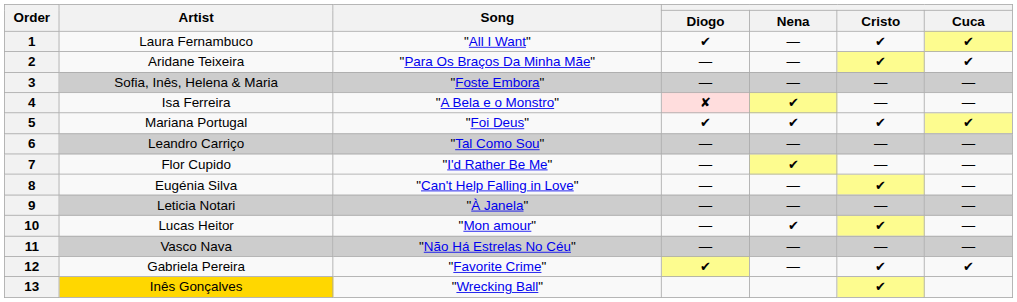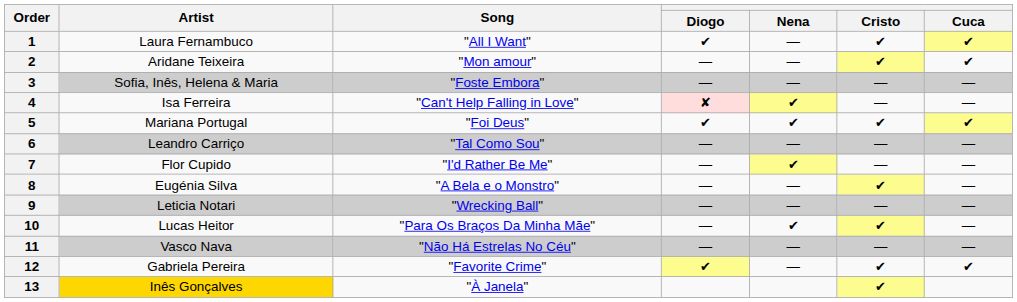(497, 62) "Para Os Braços Da Minha Mãe" -> (497, 62) "Mon amour"
(497, 103) "A Bela e o Monstro" -> (497, 103) "Can't Help Falling in Love"
(497, 185) "Can't Help Falling in Love" -> (497, 185) "A Bela e o Monstro"
(497, 205) "À Janela" -> (497, 205) "Wrecking Ball"
(497, 226) "Mon amour" -> (497, 226) "Para Os Braços Da Minha Mãe"
(497, 287) "Wrecking Ball" -> (497, 287) "À Janela"
